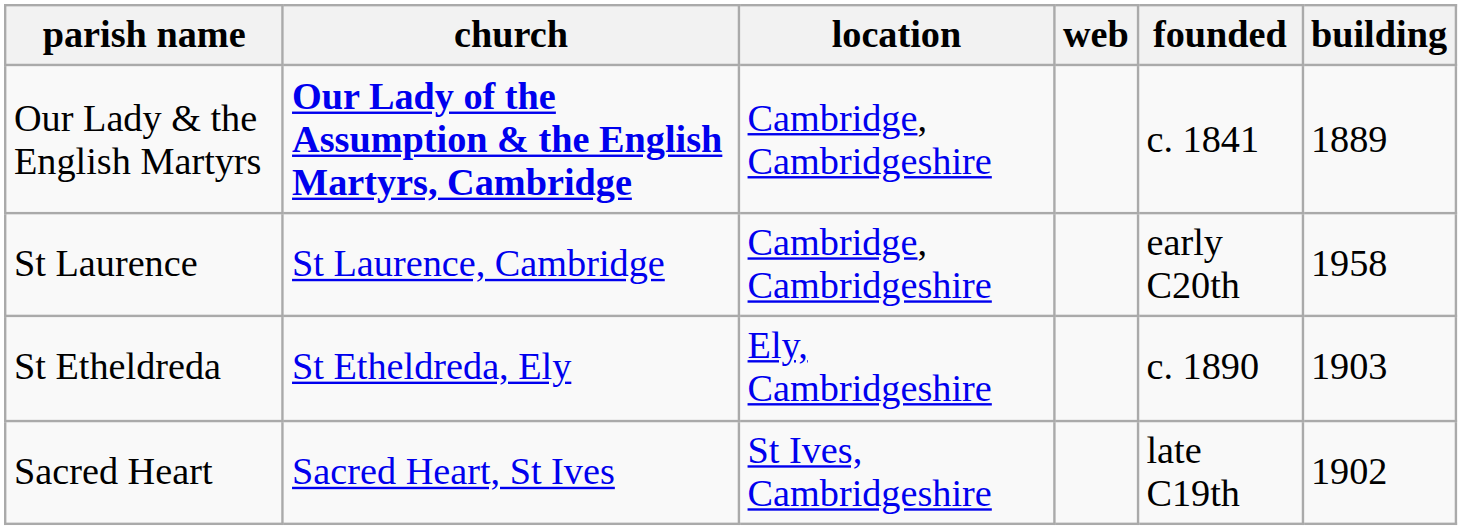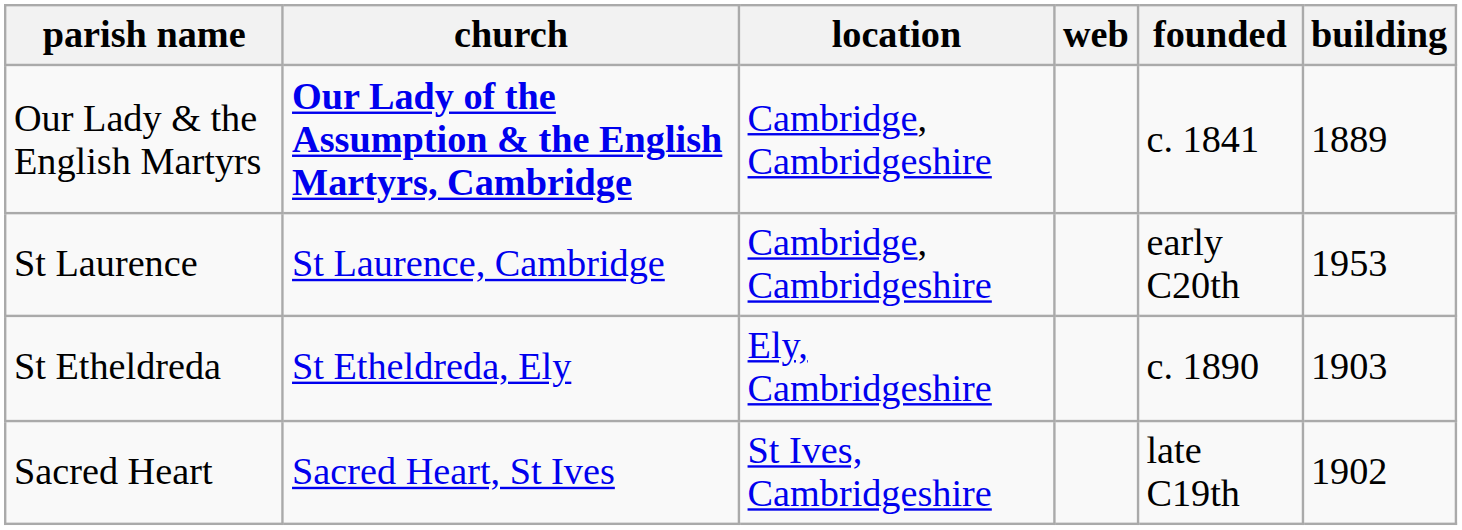(1349, 263) 1958 -> (1349, 263) 1953
